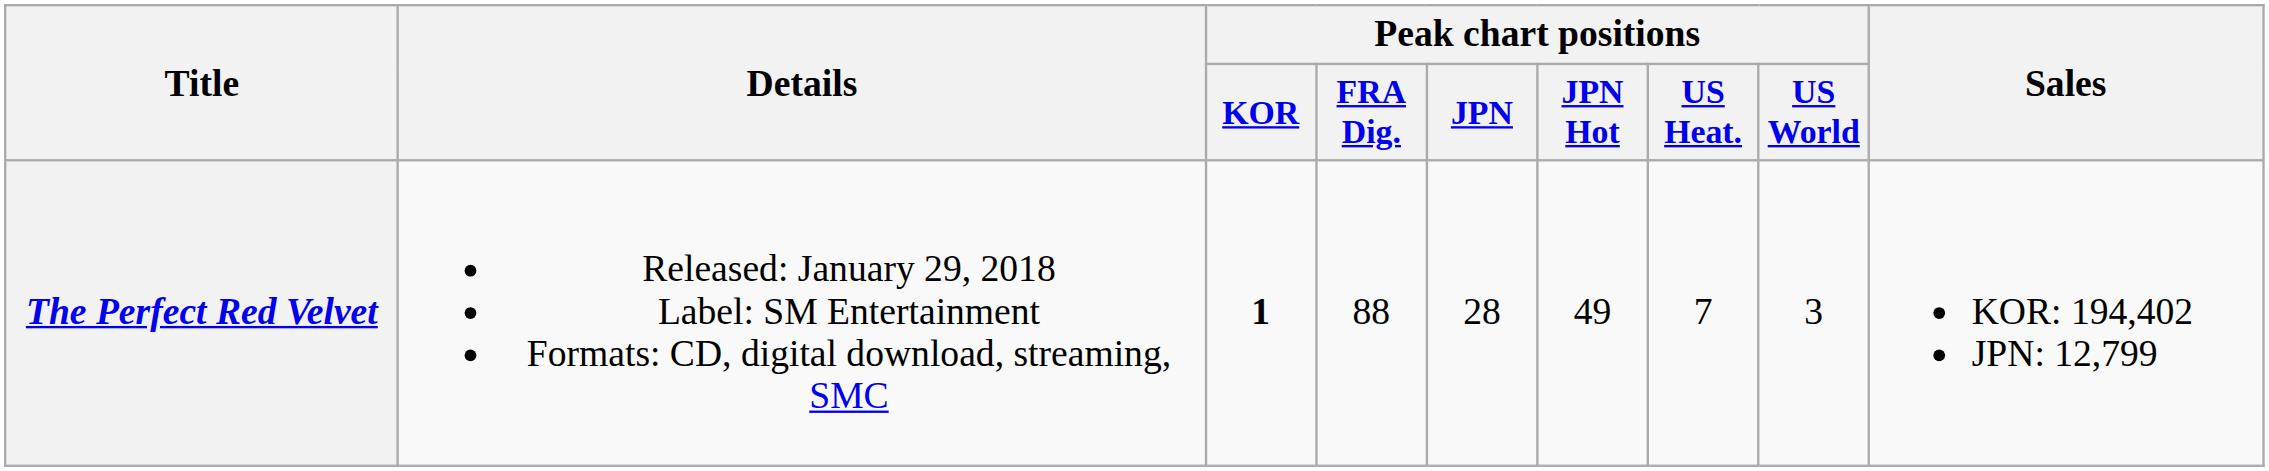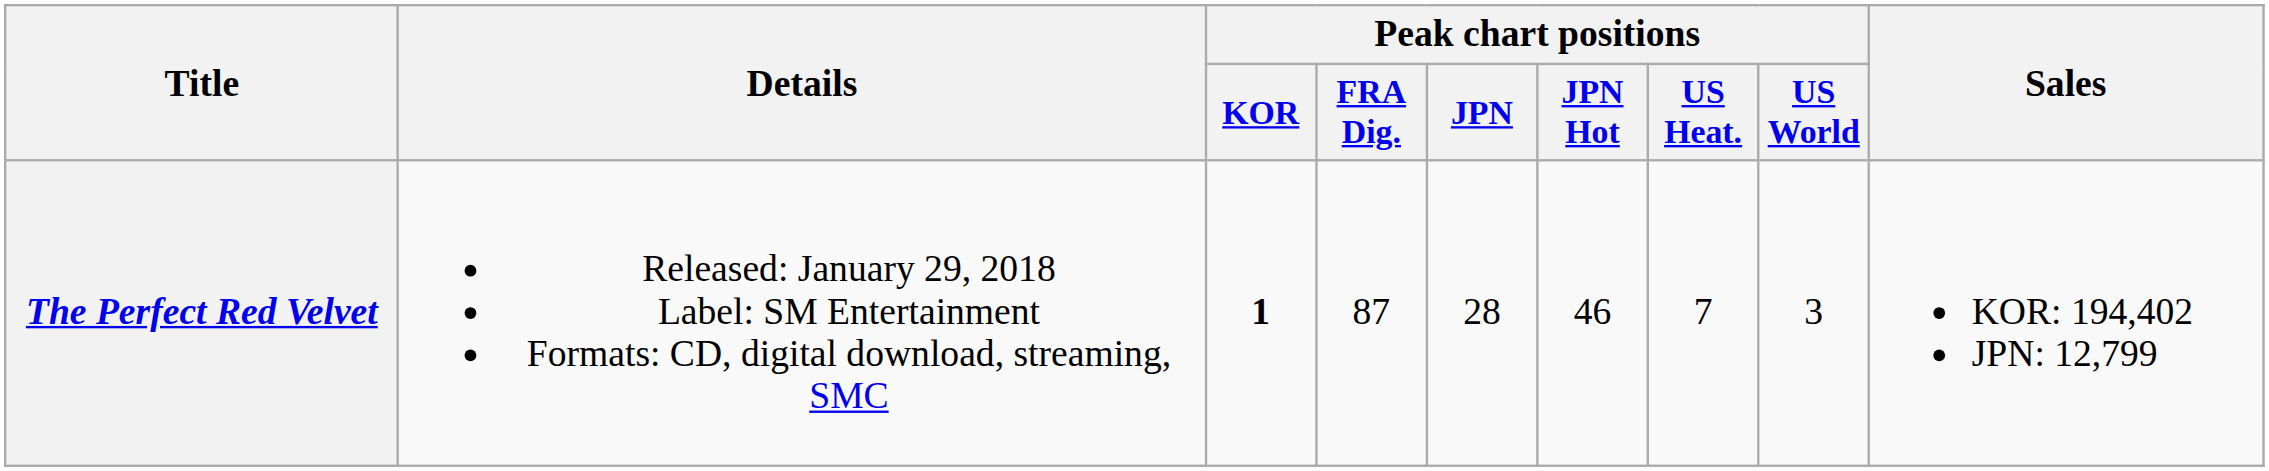(1371, 311) 88 -> (1371, 311) 87
(1593, 311) 49 -> (1593, 311) 46
